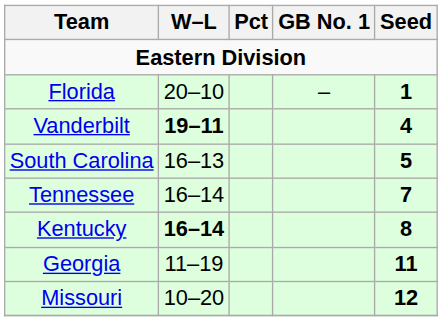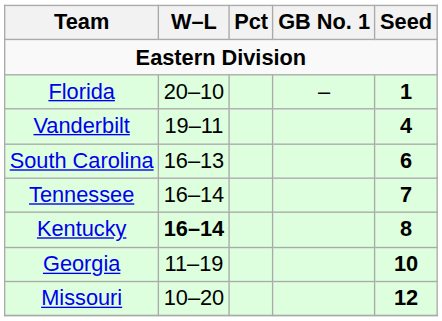(194, 126) bold -> (194, 126) normal
(406, 160) 5 -> (406, 160) 6
(406, 264) 11 -> (406, 264) 10
